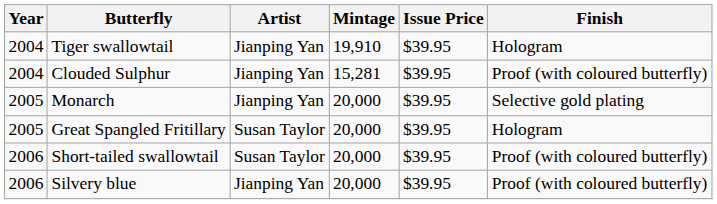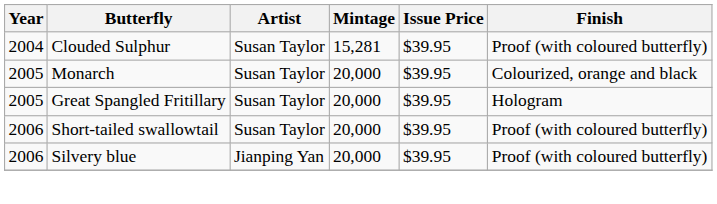- row: (112, 45)
(279, 73) Jianping Yan -> (279, 45) Susan Taylor
(279, 101) Jianping Yan -> (279, 73) Susan Taylor
(568, 101) Selective gold plating -> (595, 73) Colourized, orange and black
